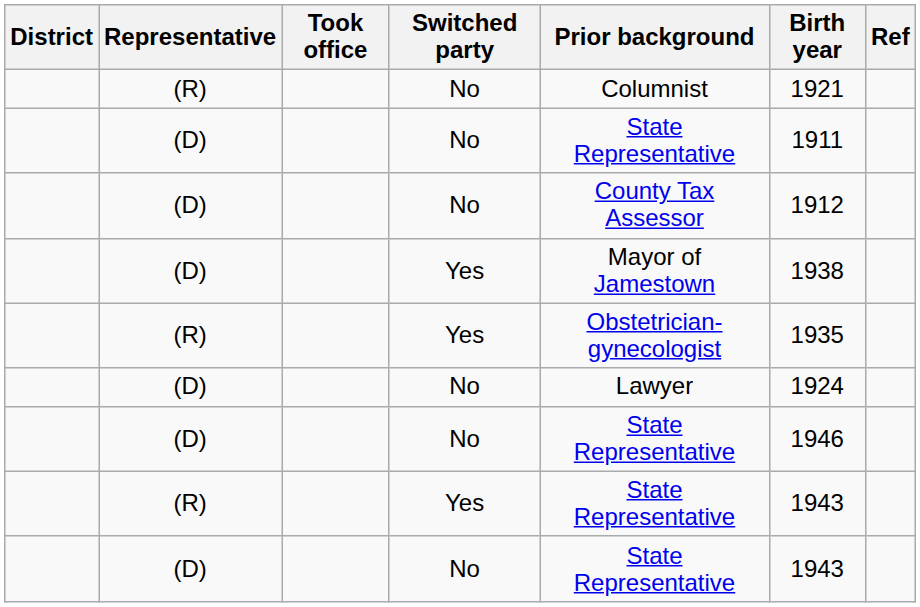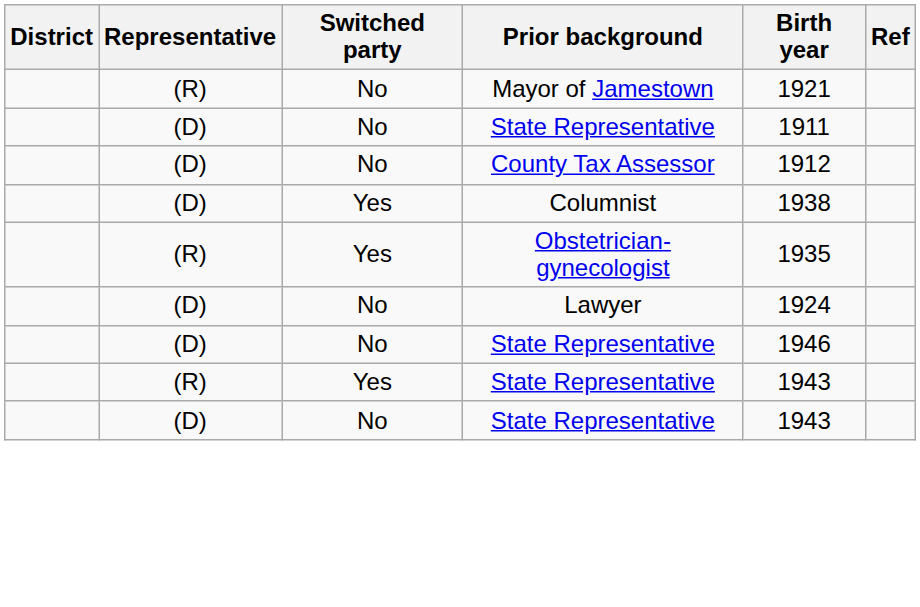- column: (335, 37)
(654, 88) Columnist -> (603, 88) Mayor of Jamestown
(654, 270) Mayor of Jamestown -> (603, 202) Columnist
